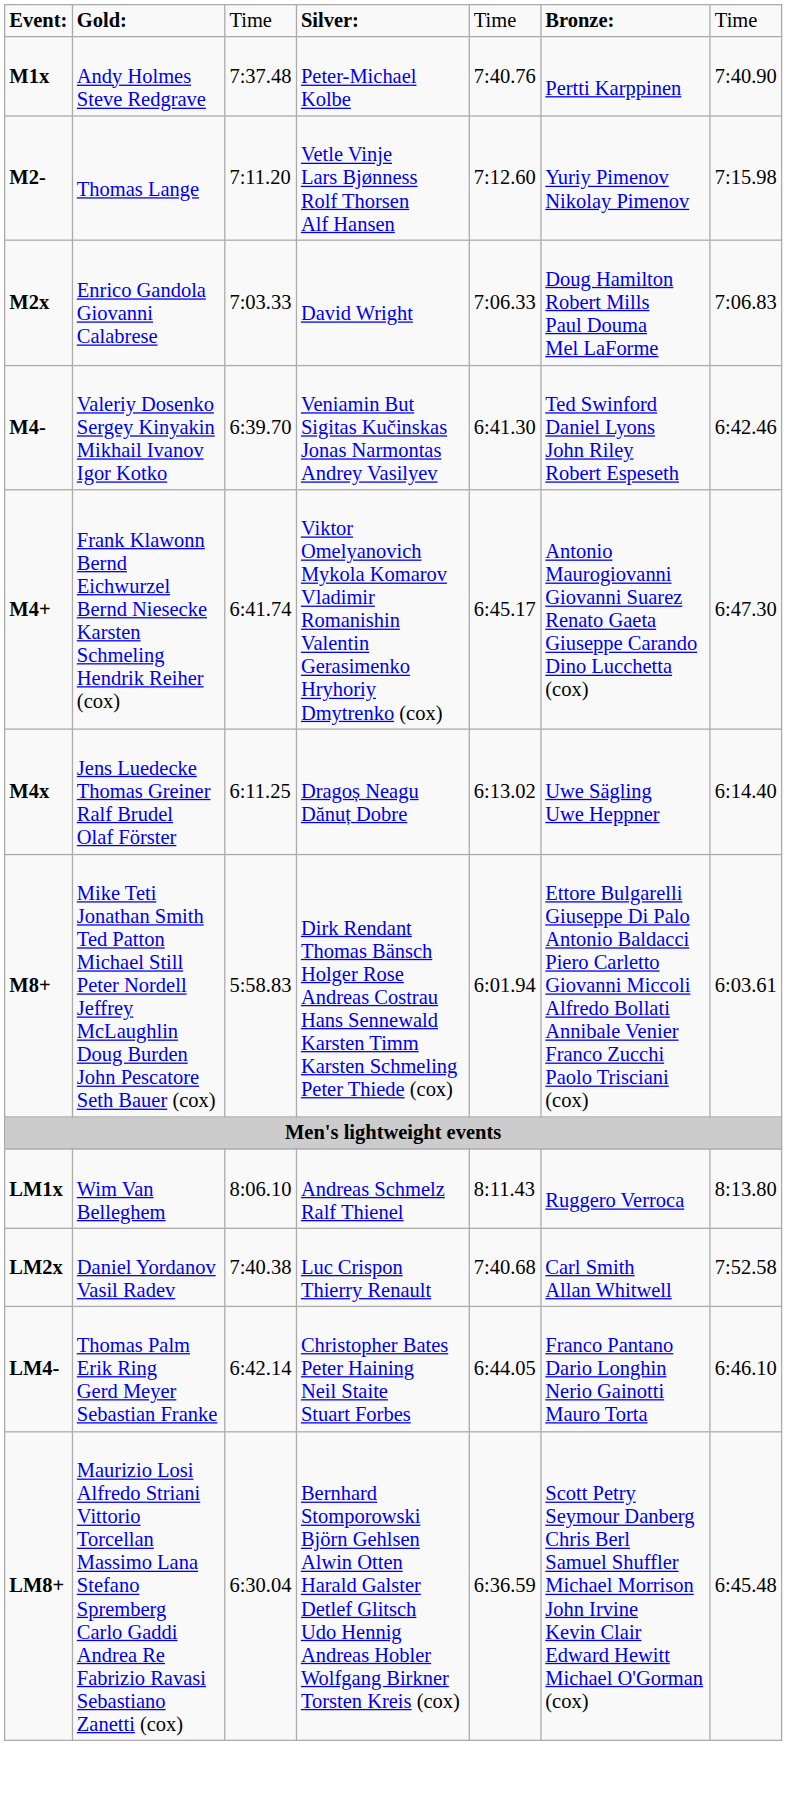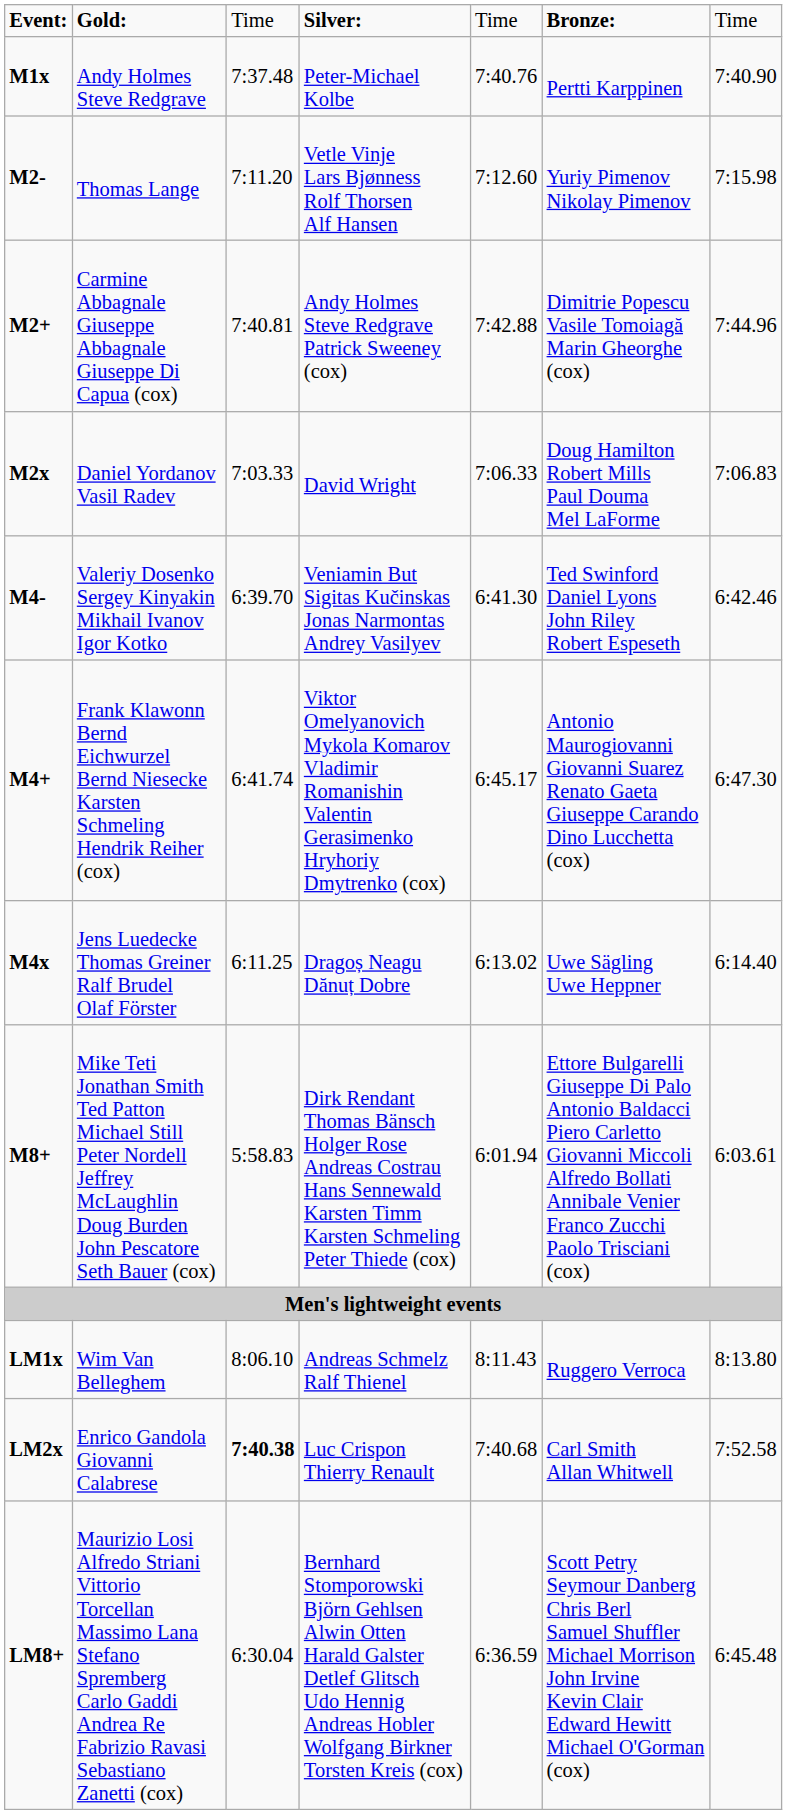+ row: (30, 325)
(141, 314) Enrico Gandola Giovanni Calabrese -> (146, 484) Daniel Yordanov Vasil Radev
(146, 1278) Daniel Yordanov Vasil Radev -> (141, 1460) Enrico Gandola Giovanni Calabrese
(260, 1267) normal -> (263, 1449) bold
- row: (34, 1368)
